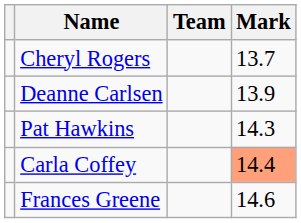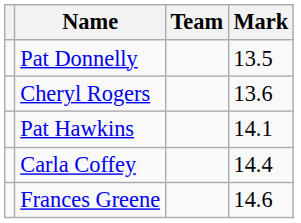+ row: (79, 57)
(256, 57) 13.7 -> (253, 93) 13.6
- row: (91, 93)
(256, 128) 14.3 -> (253, 128) 14.1
(256, 164) lightsalmon background -> (253, 164) no background
